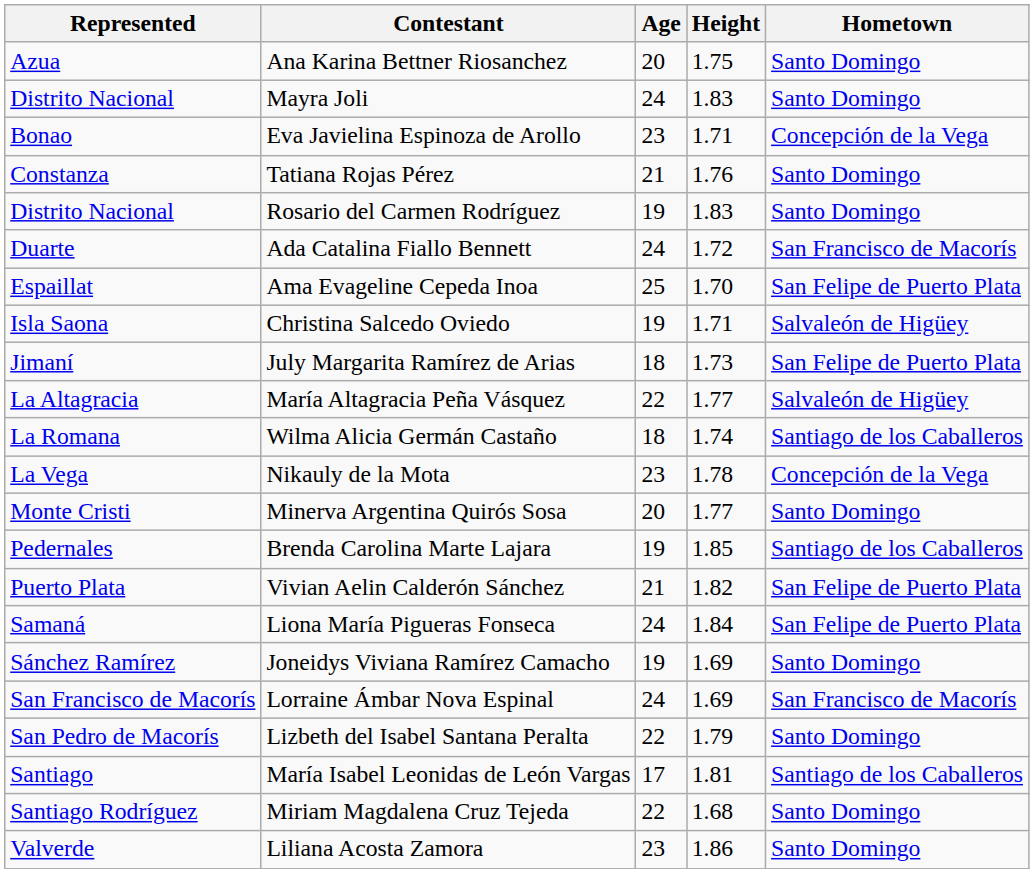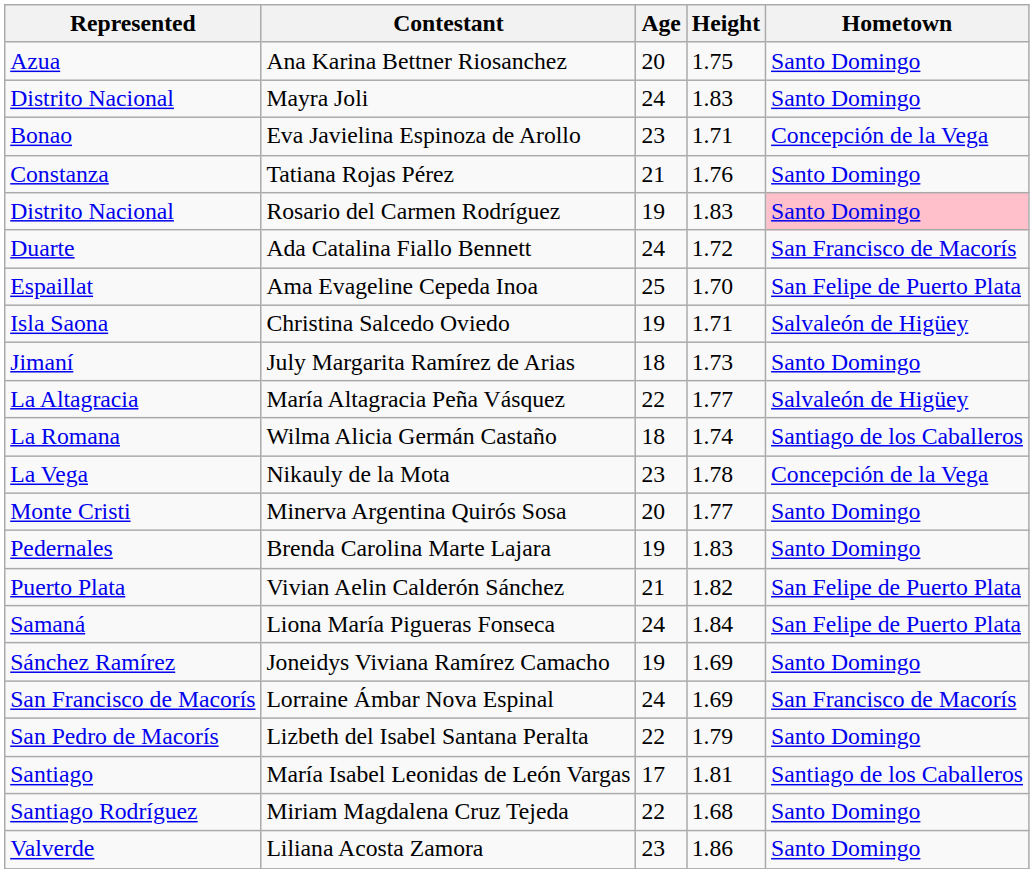(846, 211) no background -> (846, 211) pink background
(896, 361) San Felipe de Puerto Plata -> (846, 361) Santo Domingo
(712, 549) 1.85 -> (712, 549) 1.83
(897, 549) Santiago de los Caballeros -> (846, 549) Santo Domingo
